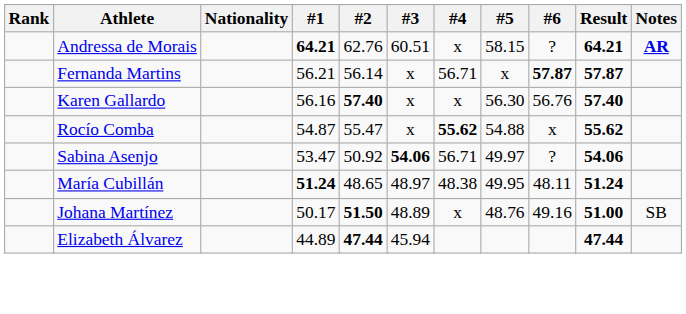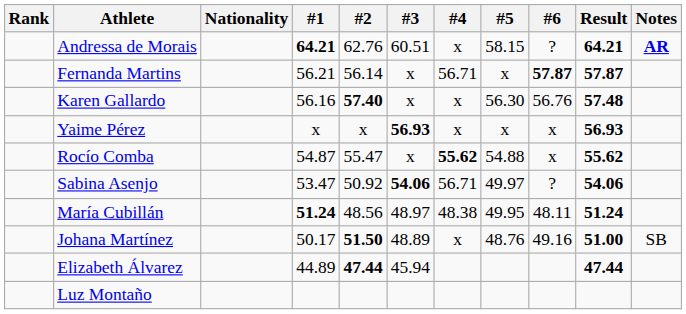(604, 101) 57.40 -> (604, 101) 57.48
+ row: (101, 128)
(363, 184) 48.65 -> (363, 211) 48.56
+ row: (105, 294)
